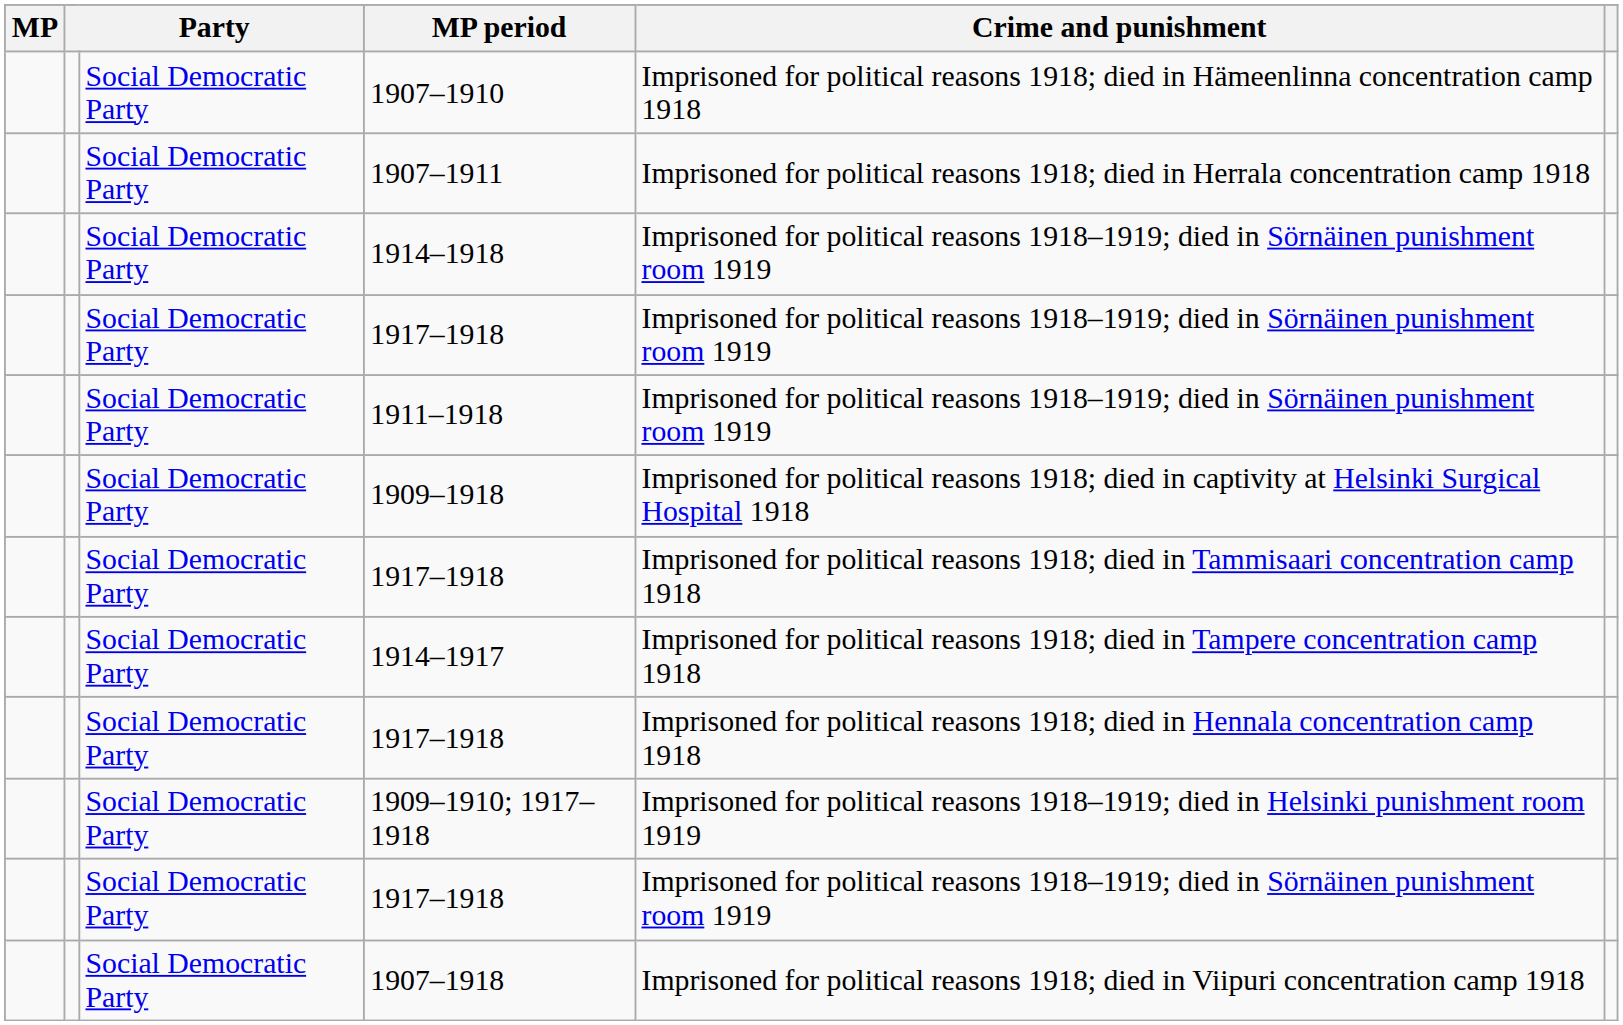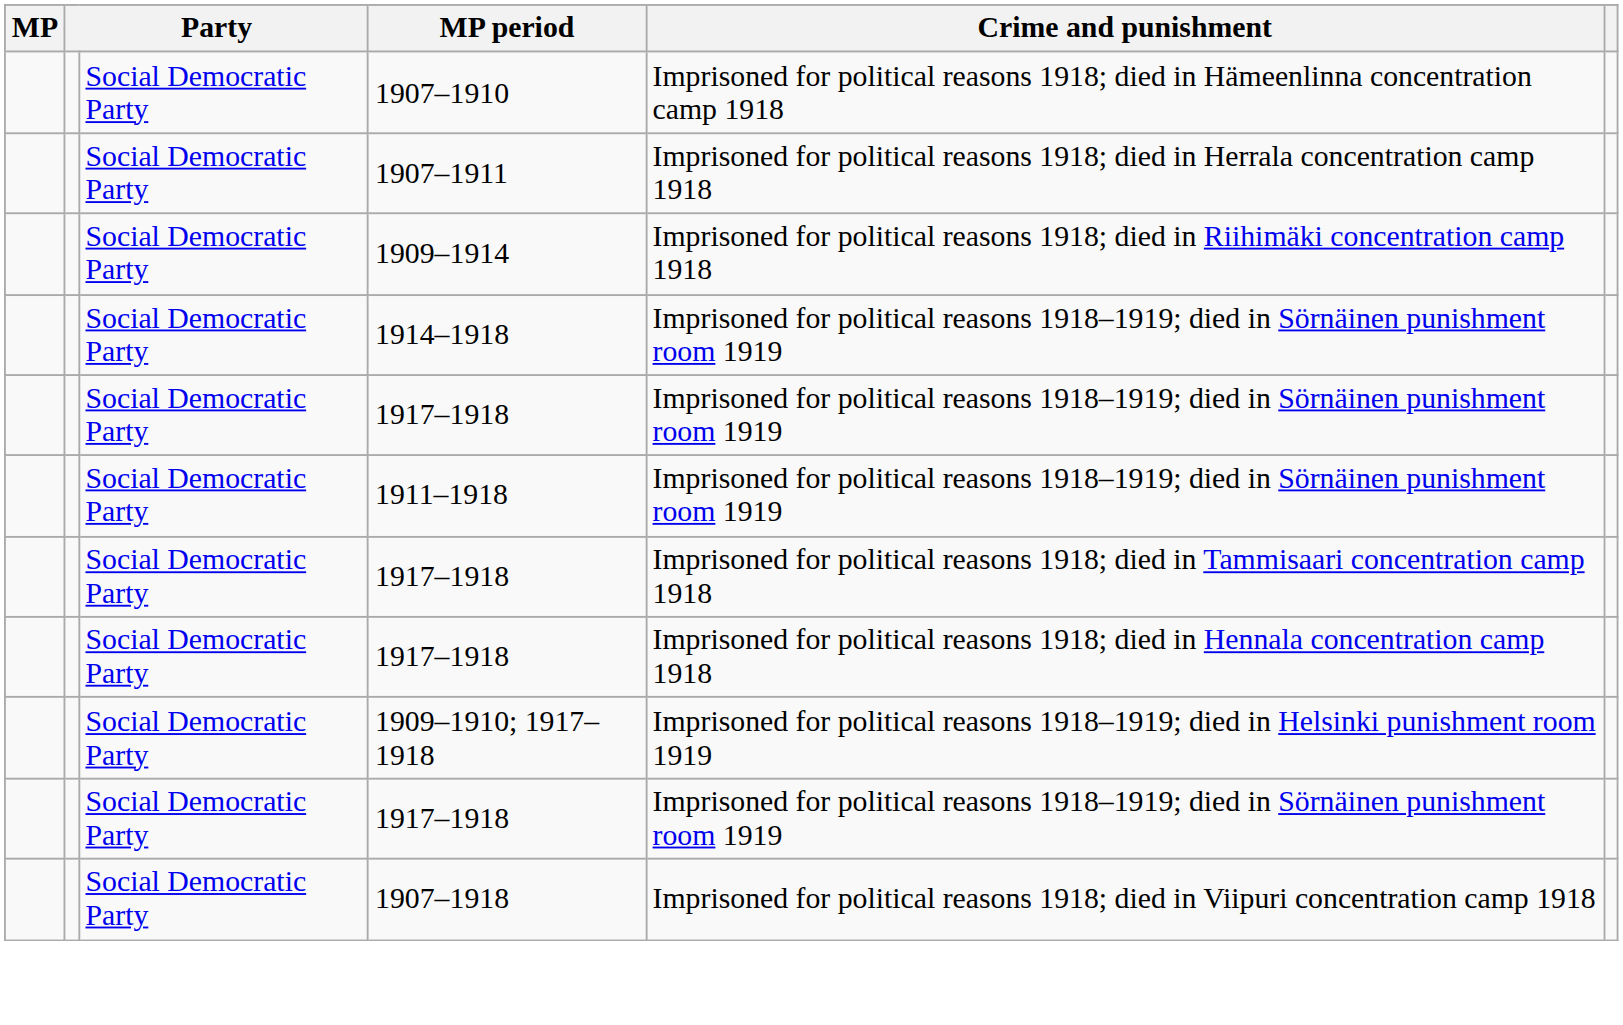+ row: (35, 254)
- row: (35, 496)
- row: (35, 657)
